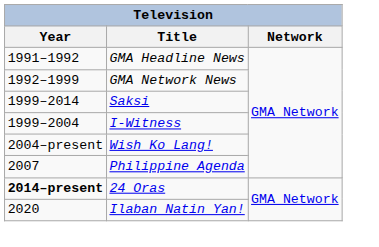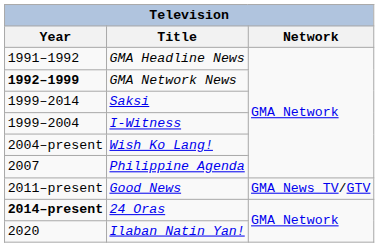(43, 80) normal -> (43, 80) bold
+ row: (145, 188)
